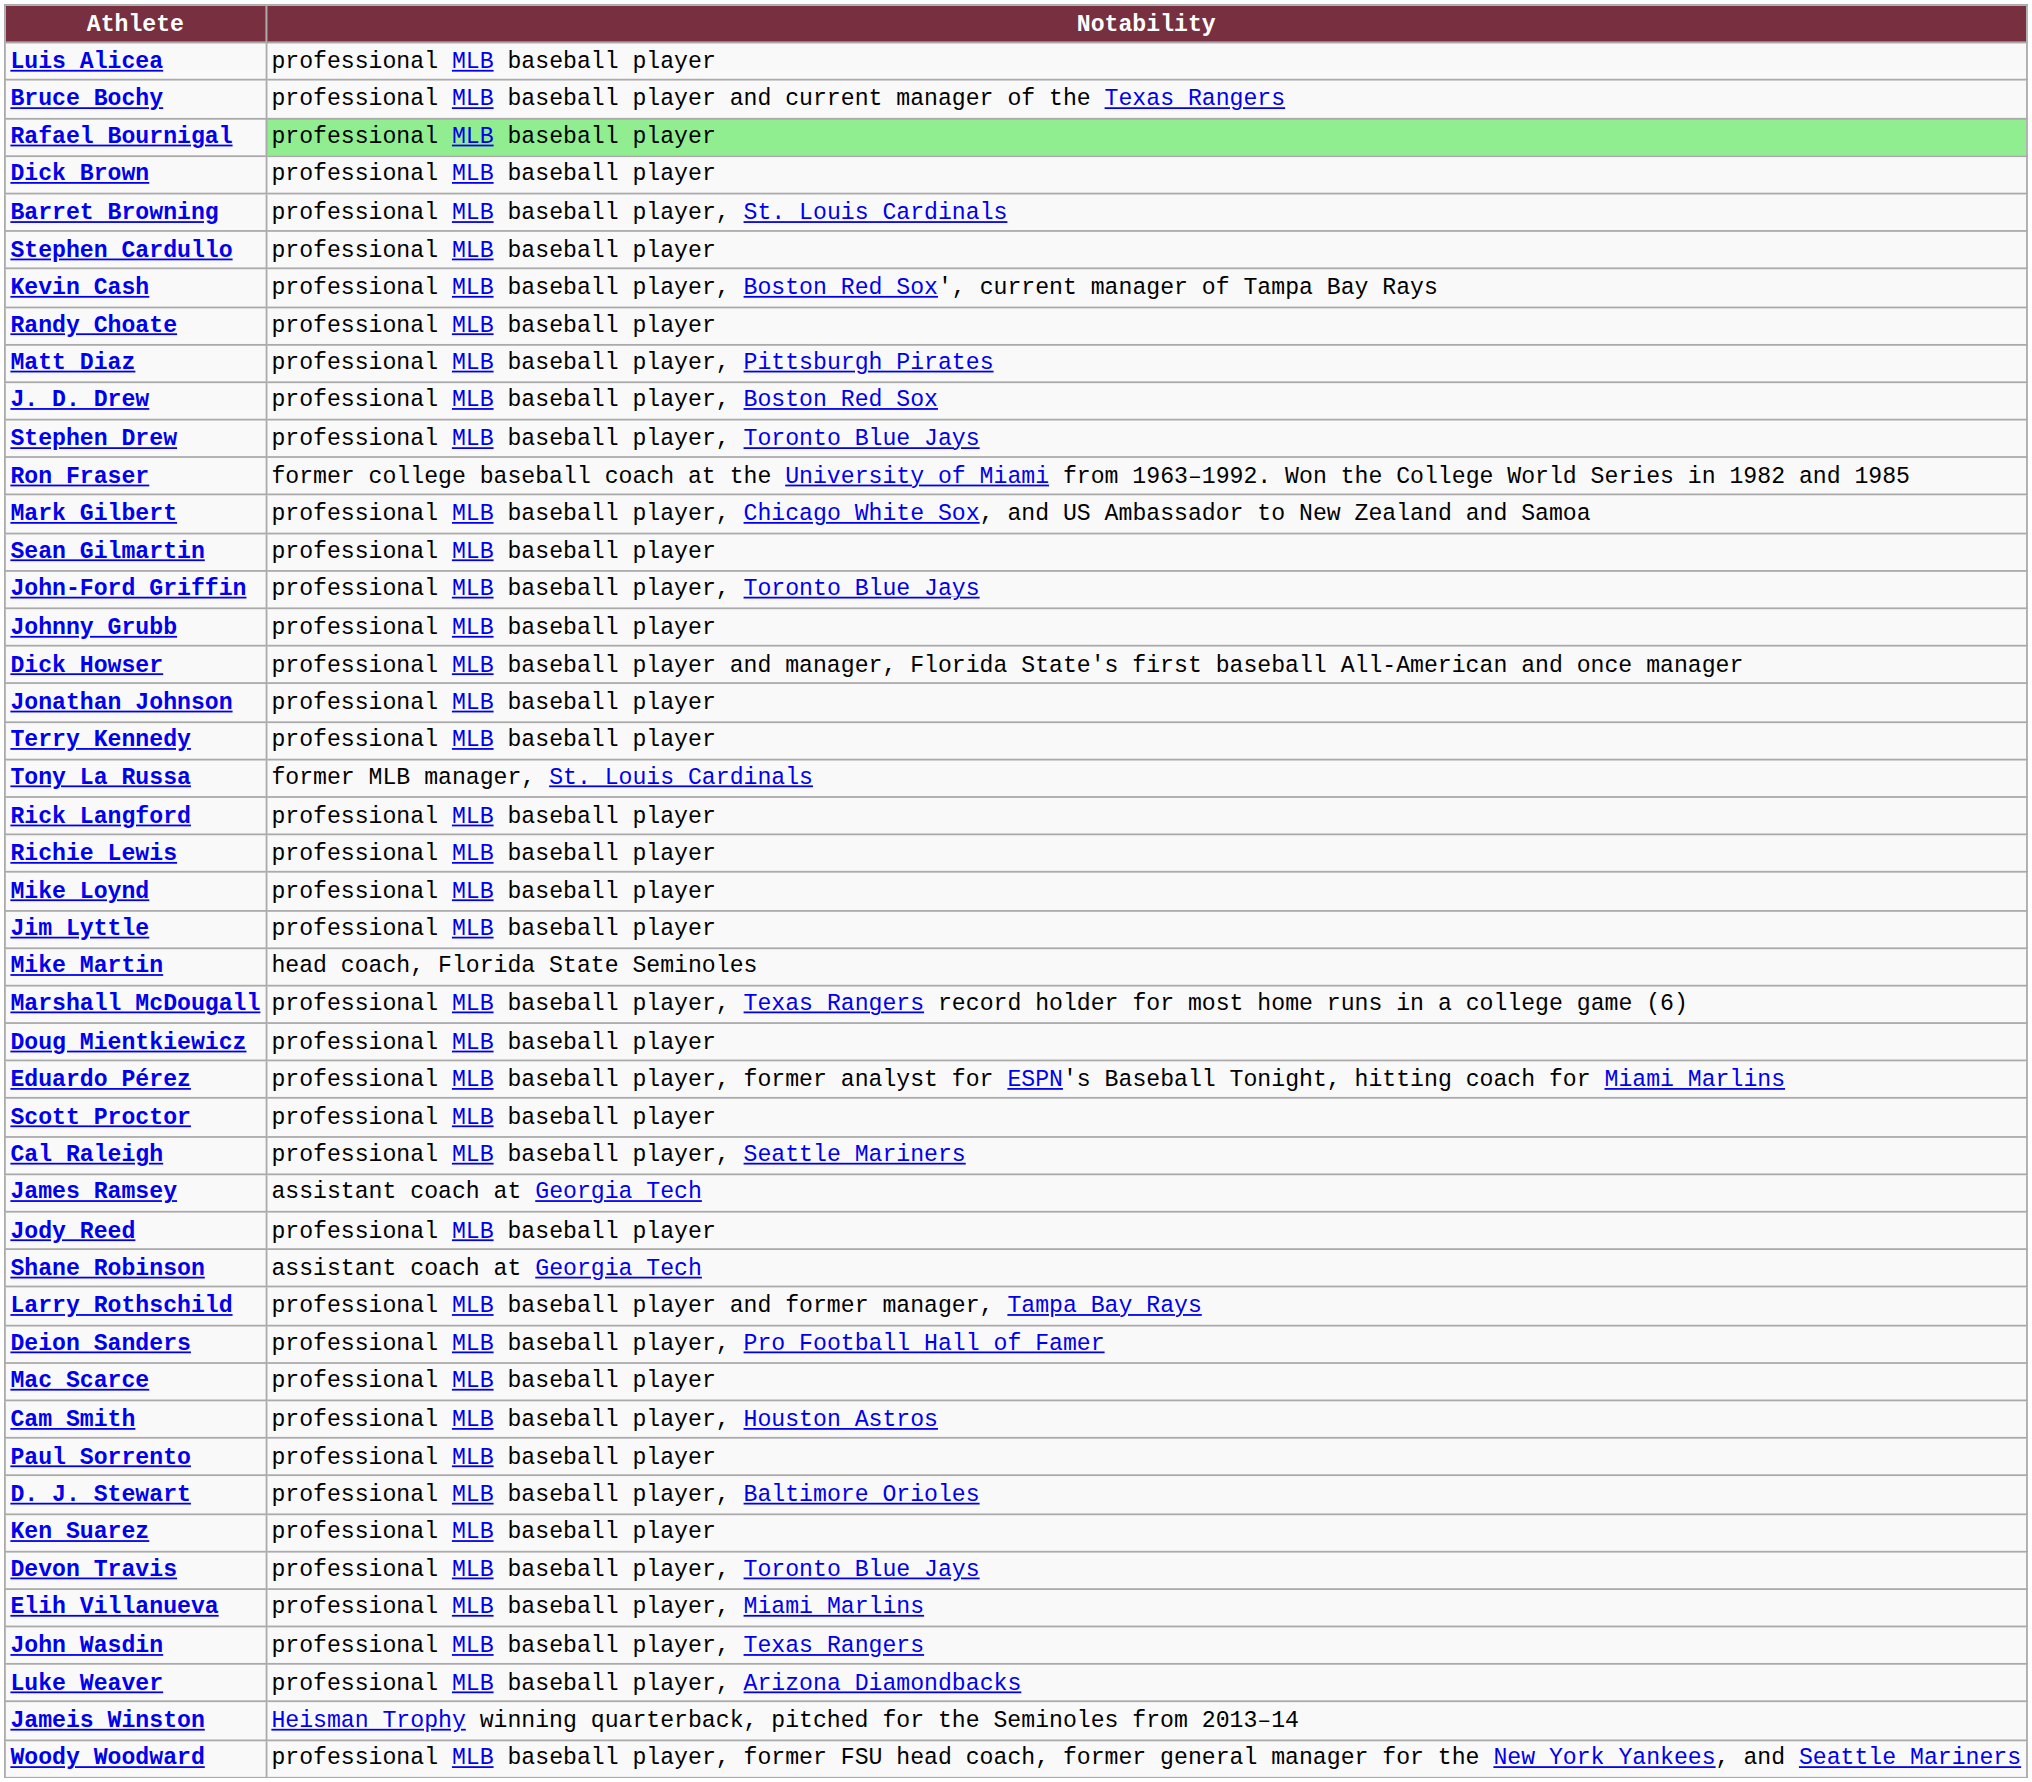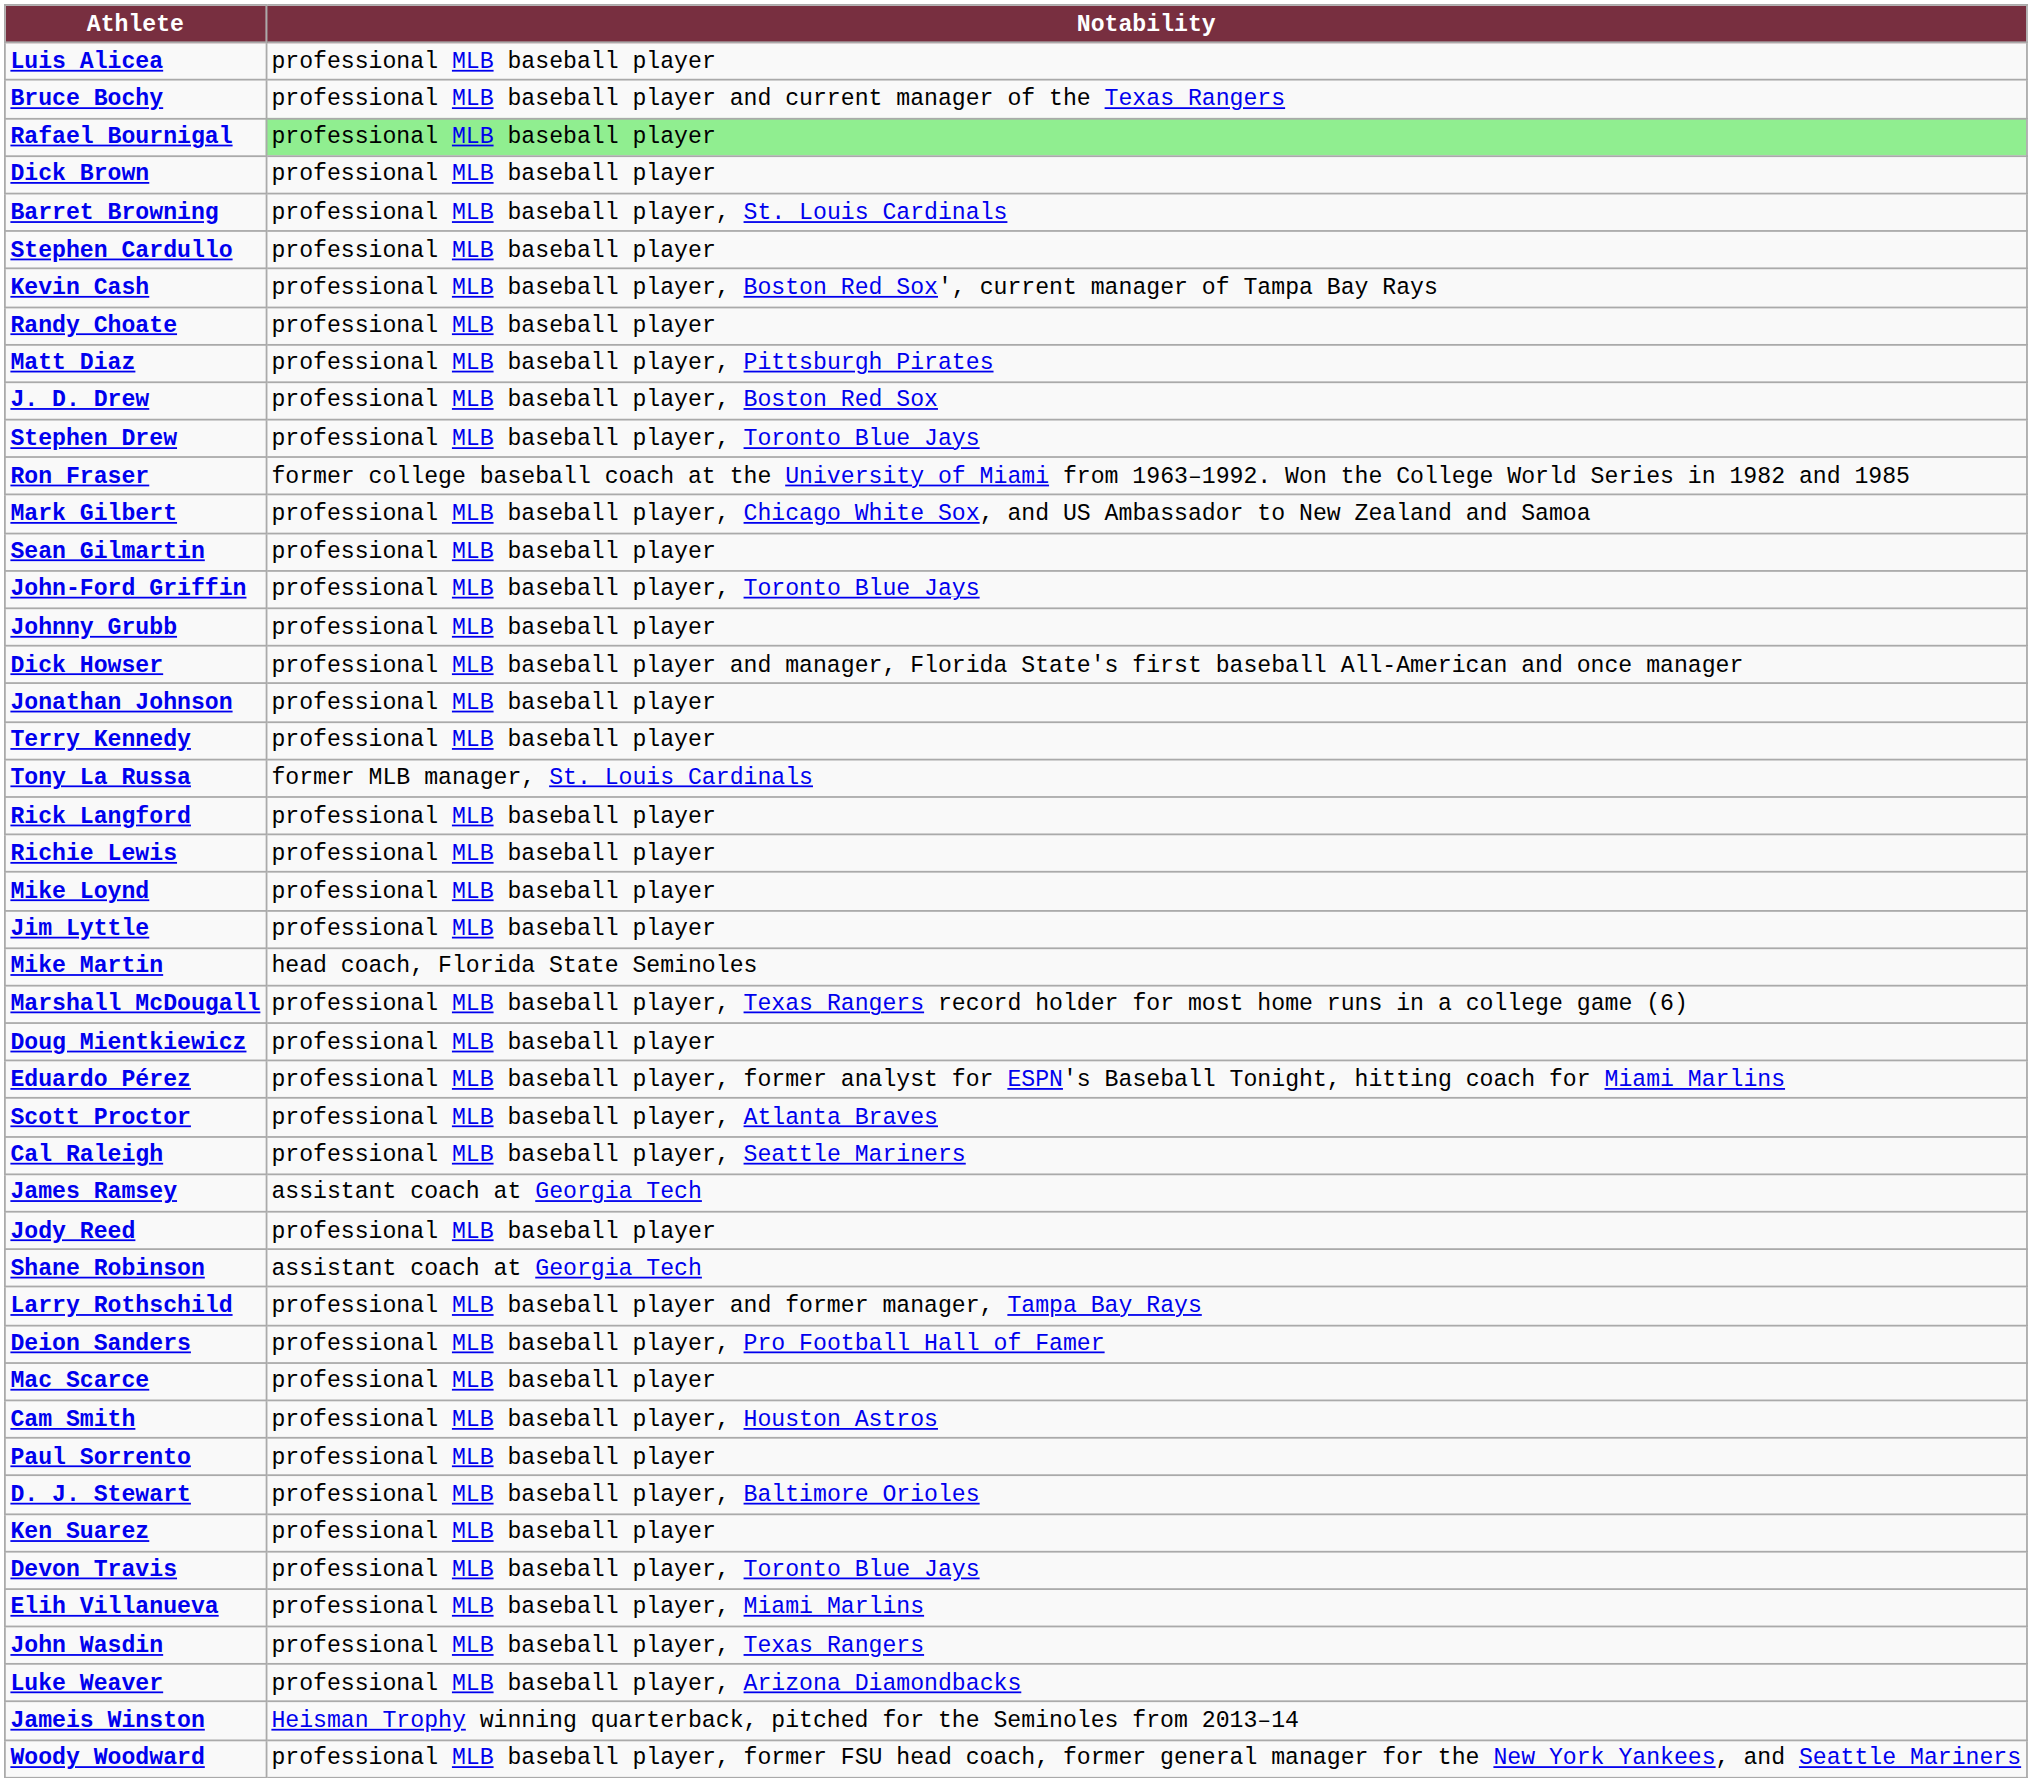(494, 1117) professional MLB baseball player -> (605, 1117) professional MLB baseball player, Atlanta Braves
